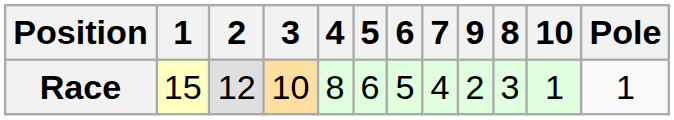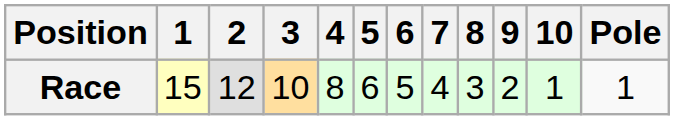columns swapped: (510, 33) <-> (475, 33)
